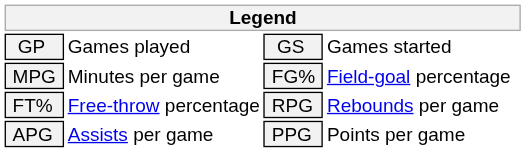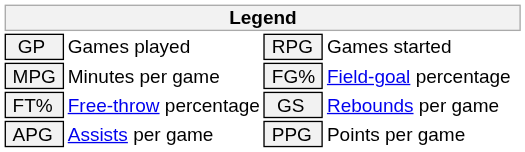(286, 47) GS -> (292, 47) RPG
(292, 105) RPG -> (286, 105) GS
